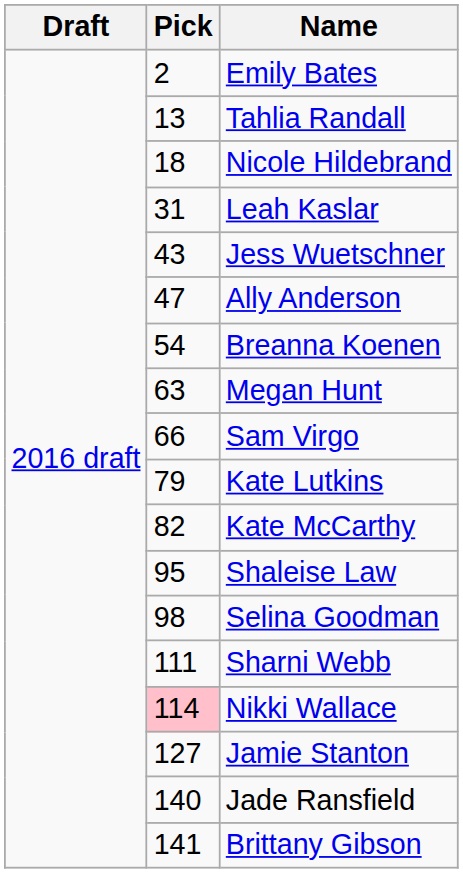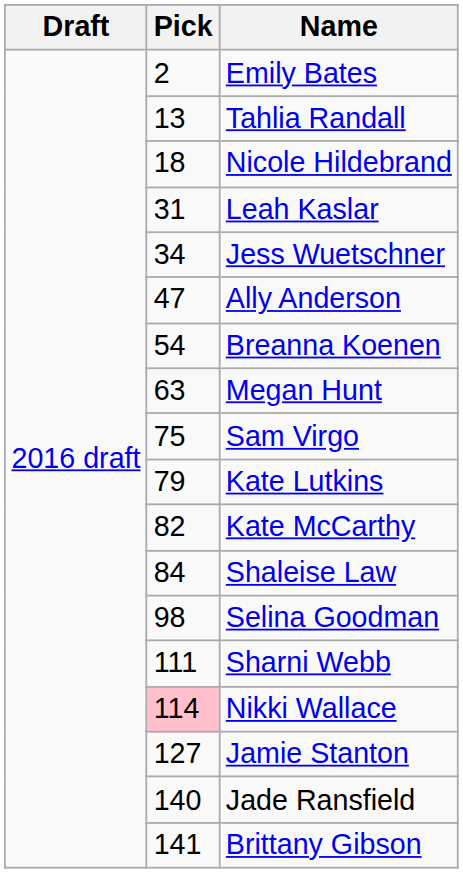(170, 254) 43 -> (170, 254) 34
(170, 436) 66 -> (170, 436) 75
(170, 572) 95 -> (170, 572) 84
